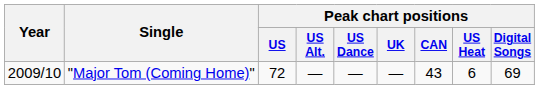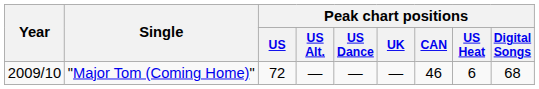(434, 72) 43 -> (434, 72) 46
(512, 72) 69 -> (512, 72) 68
